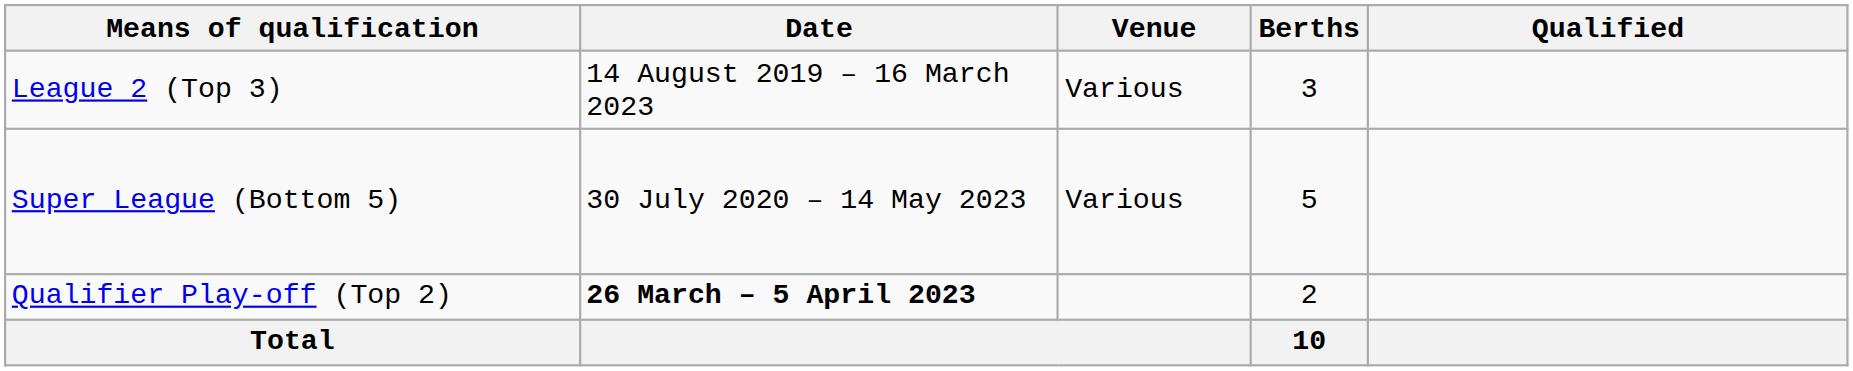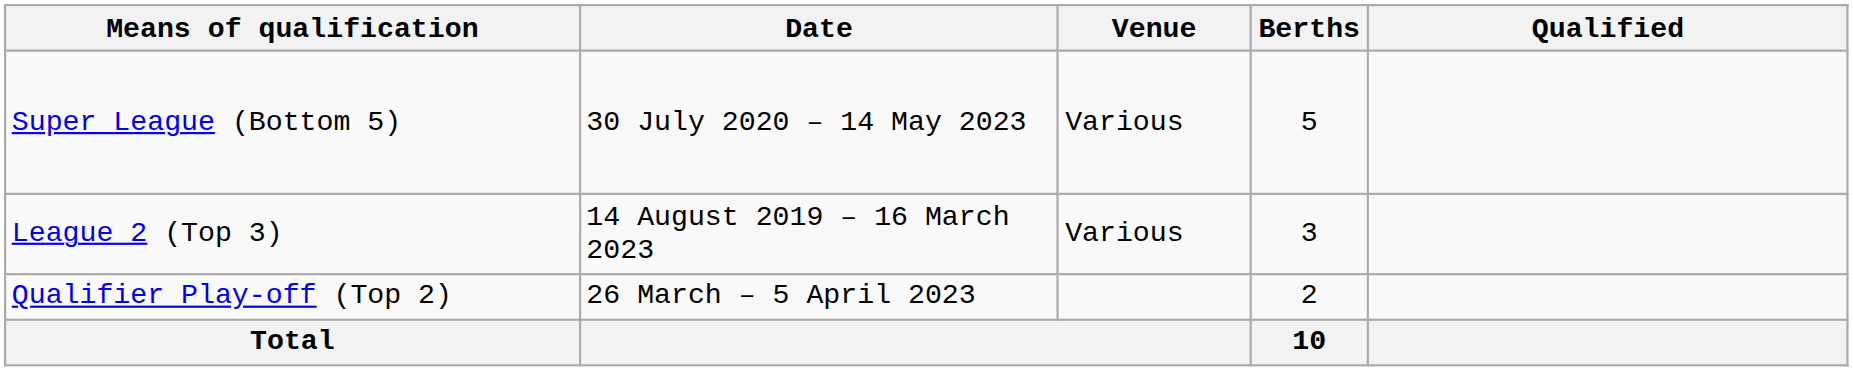rows swapped: (207, 201) <-> (147, 90)
(781, 296) bold -> (781, 296) normal
